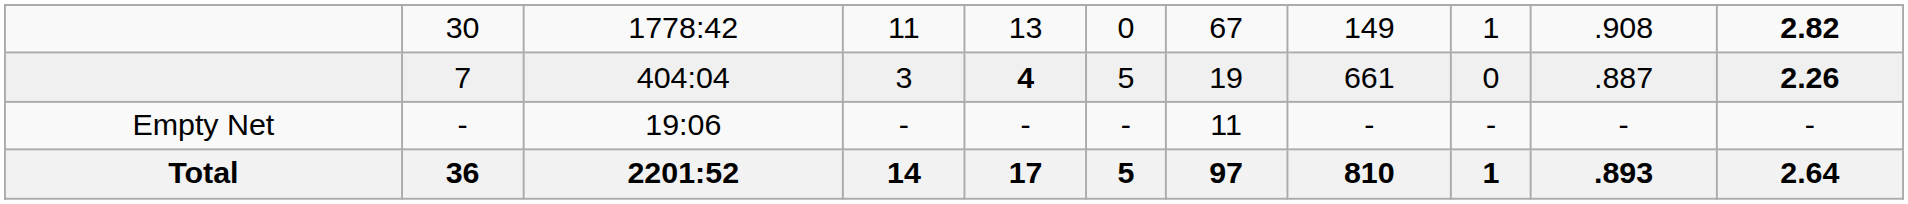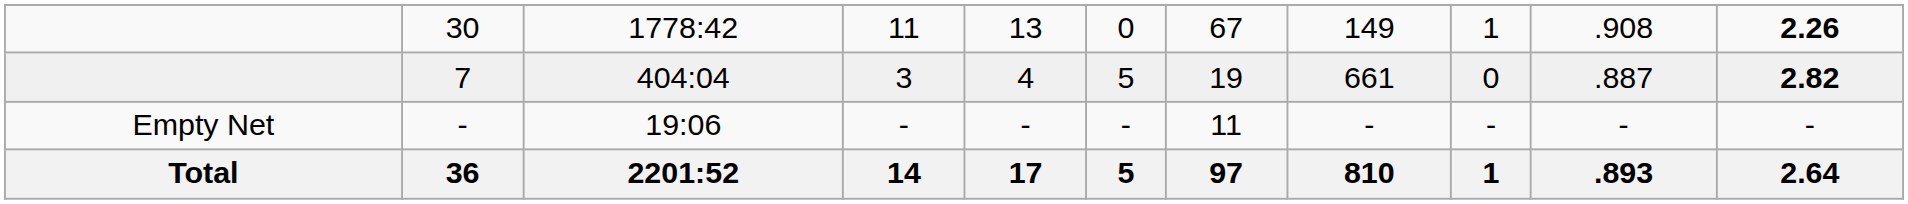(1810, 28) 2.82 -> (1810, 28) 2.26
(1026, 76) bold -> (1026, 76) normal
(1810, 76) 2.26 -> (1810, 76) 2.82
